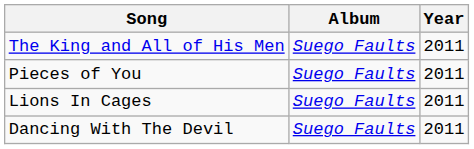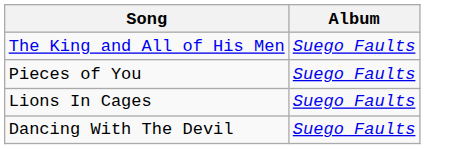- column: (444, 19)
